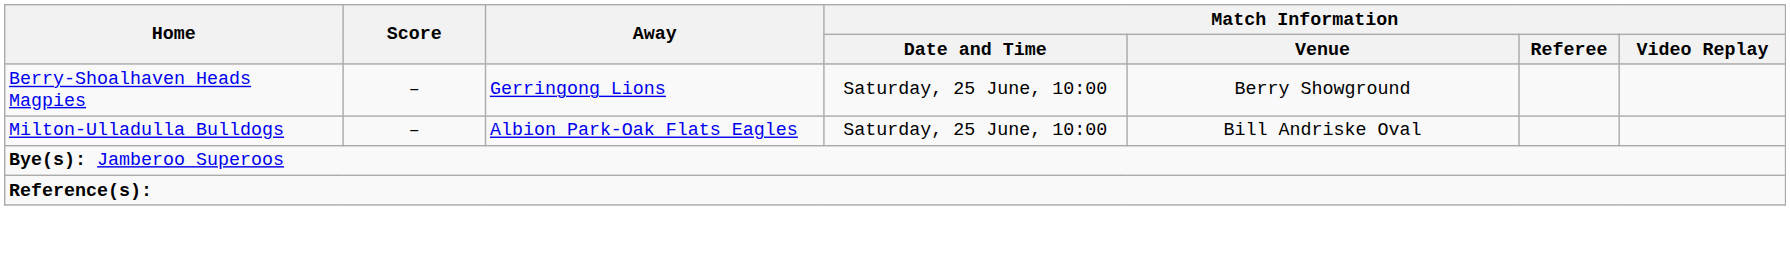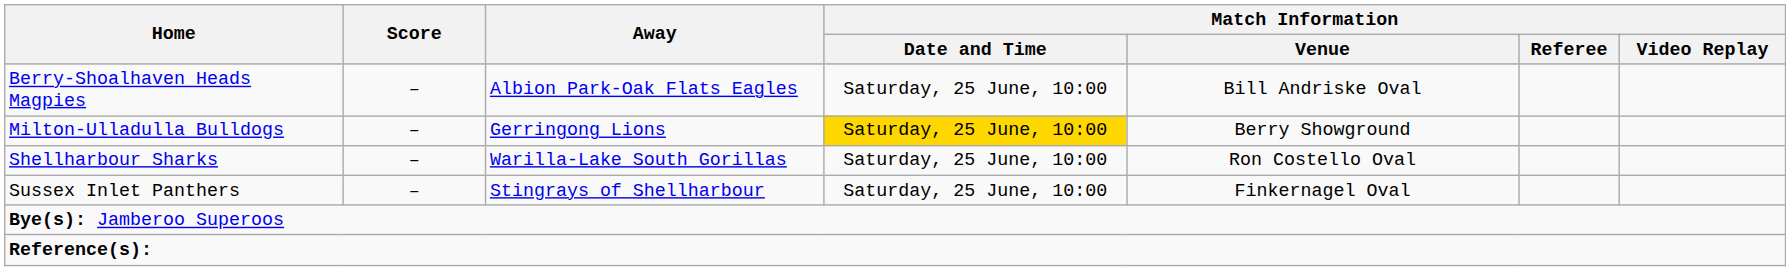(578, 90) Gerringong Lions -> (644, 90) Albion Park-Oak Flats Eagles
(1322, 90) Berry Showground -> (1322, 90) Bill Andriske Oval
(644, 130) Albion Park-Oak Flats Eagles -> (578, 130) Gerringong Lions
(975, 130) no background -> (975, 130) gold background
(1322, 130) Bill Andriske Oval -> (1322, 130) Berry Showground
+ row: (114, 160)
+ row: (125, 190)
